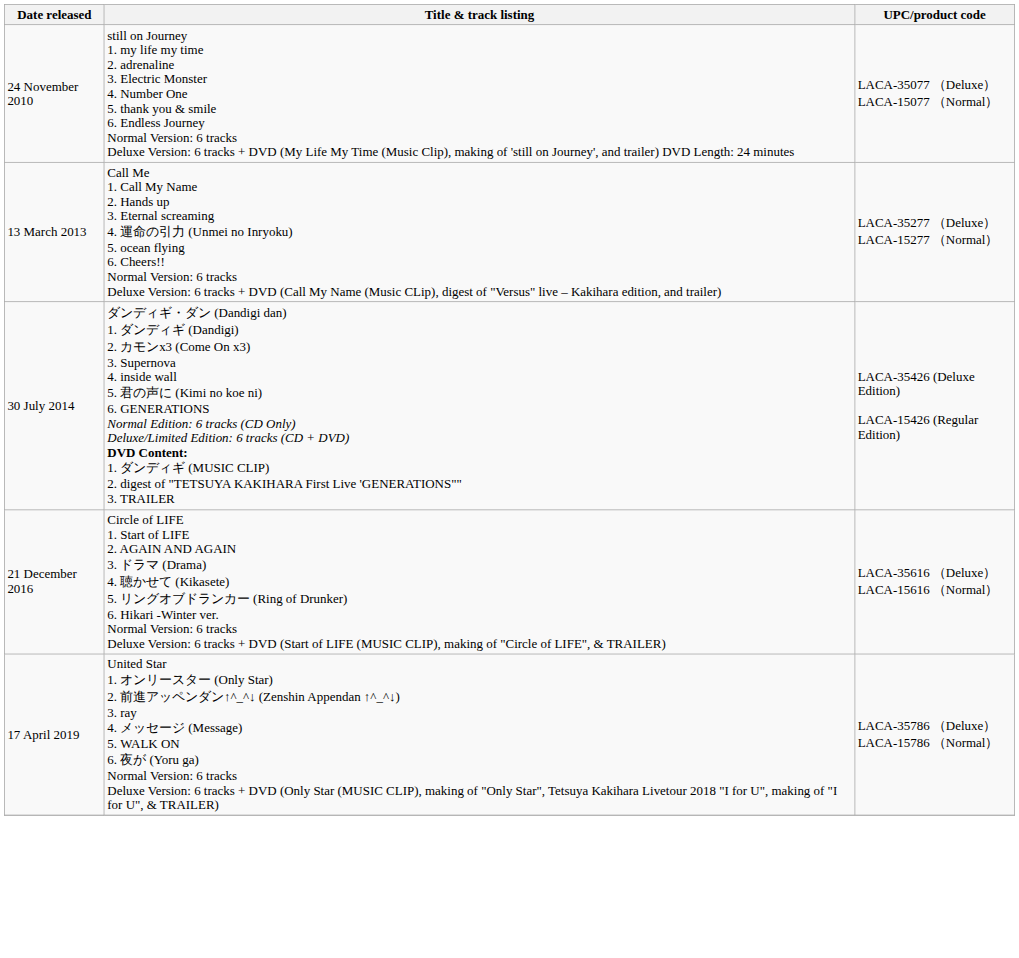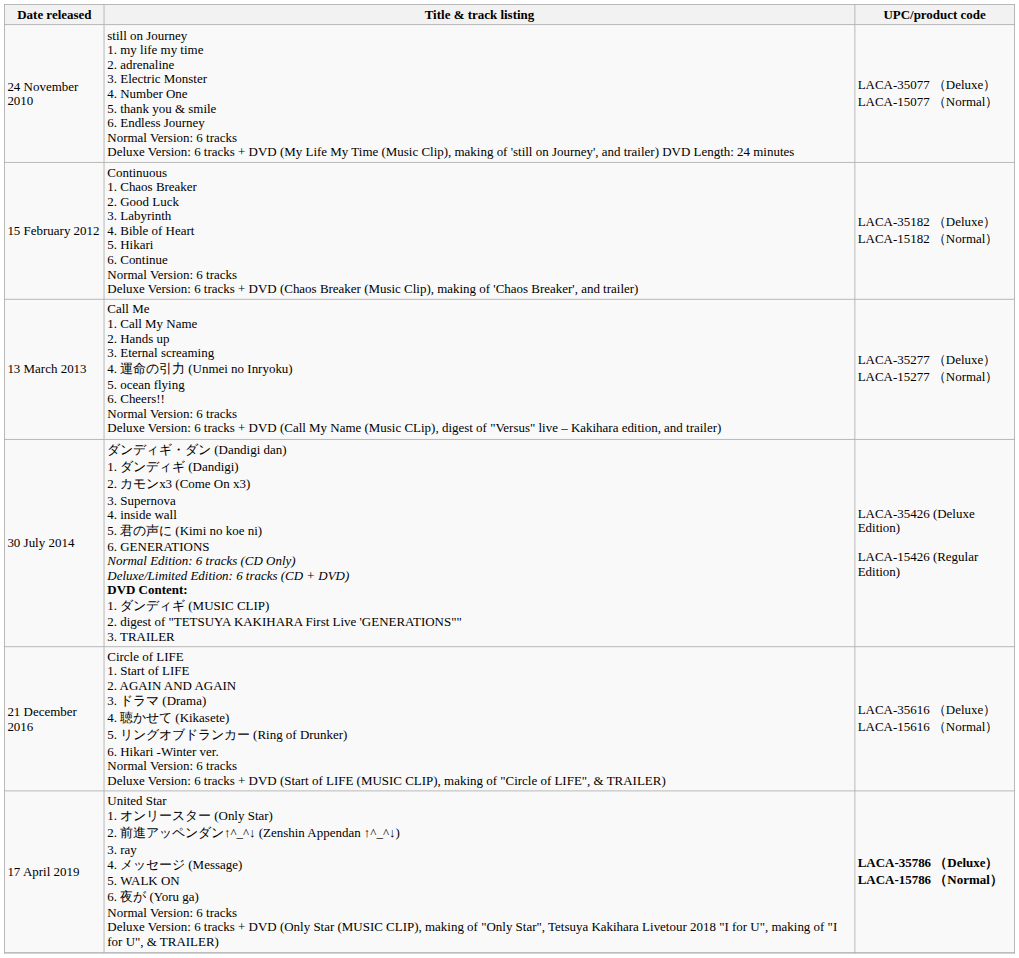+ row: (53, 230)
(928, 734) normal -> (930, 871) bold
